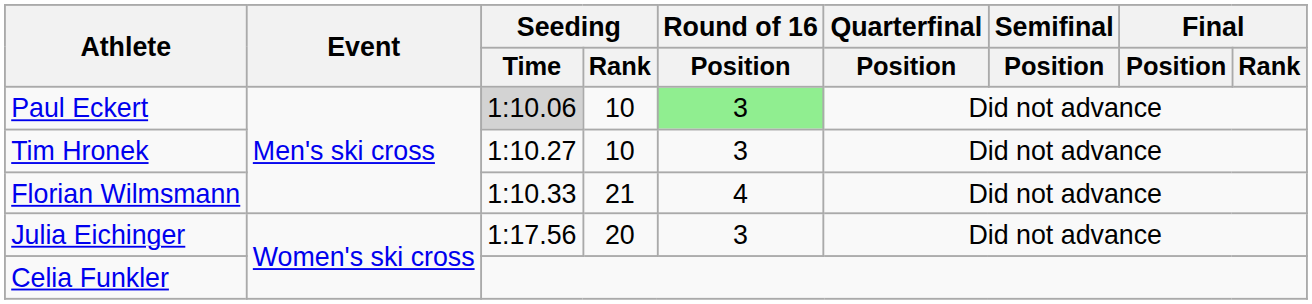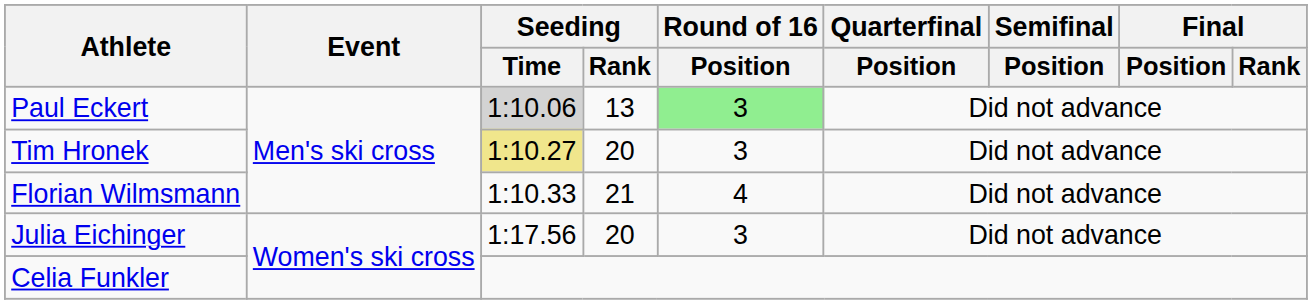(620, 109) 10 -> (620, 109) 13
(532, 151) no background -> (532, 151) khaki background
(620, 151) 10 -> (620, 151) 20
